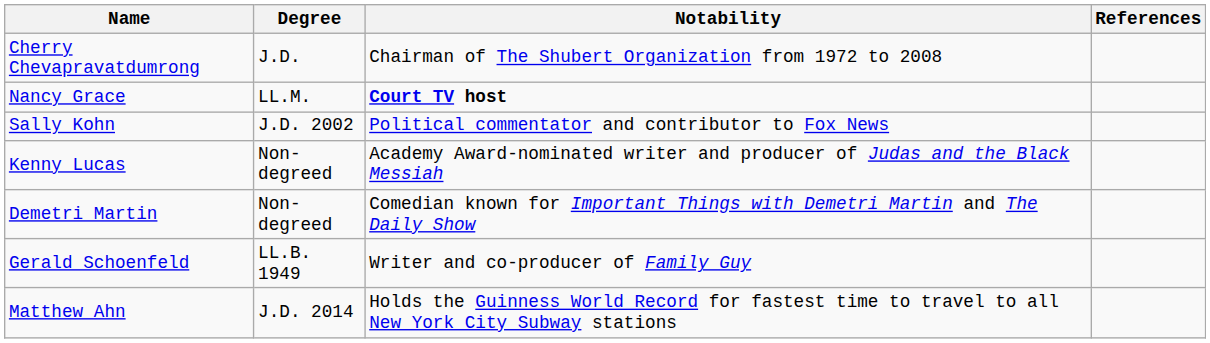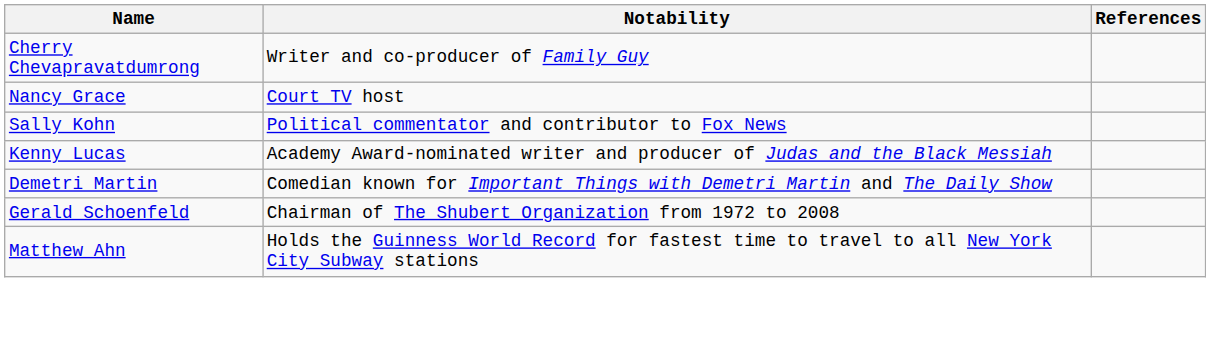- column: (309, 19)
(656, 58) Chairman of The Shubert Organization from 1972 to 2008 -> (458, 58) Writer and co-producer of Family Guy
(438, 97) bold -> (336, 97) normal
(560, 263) Writer and co-producer of Family Guy -> (553, 212) Chairman of The Shubert Organization from 1972 to 2008
